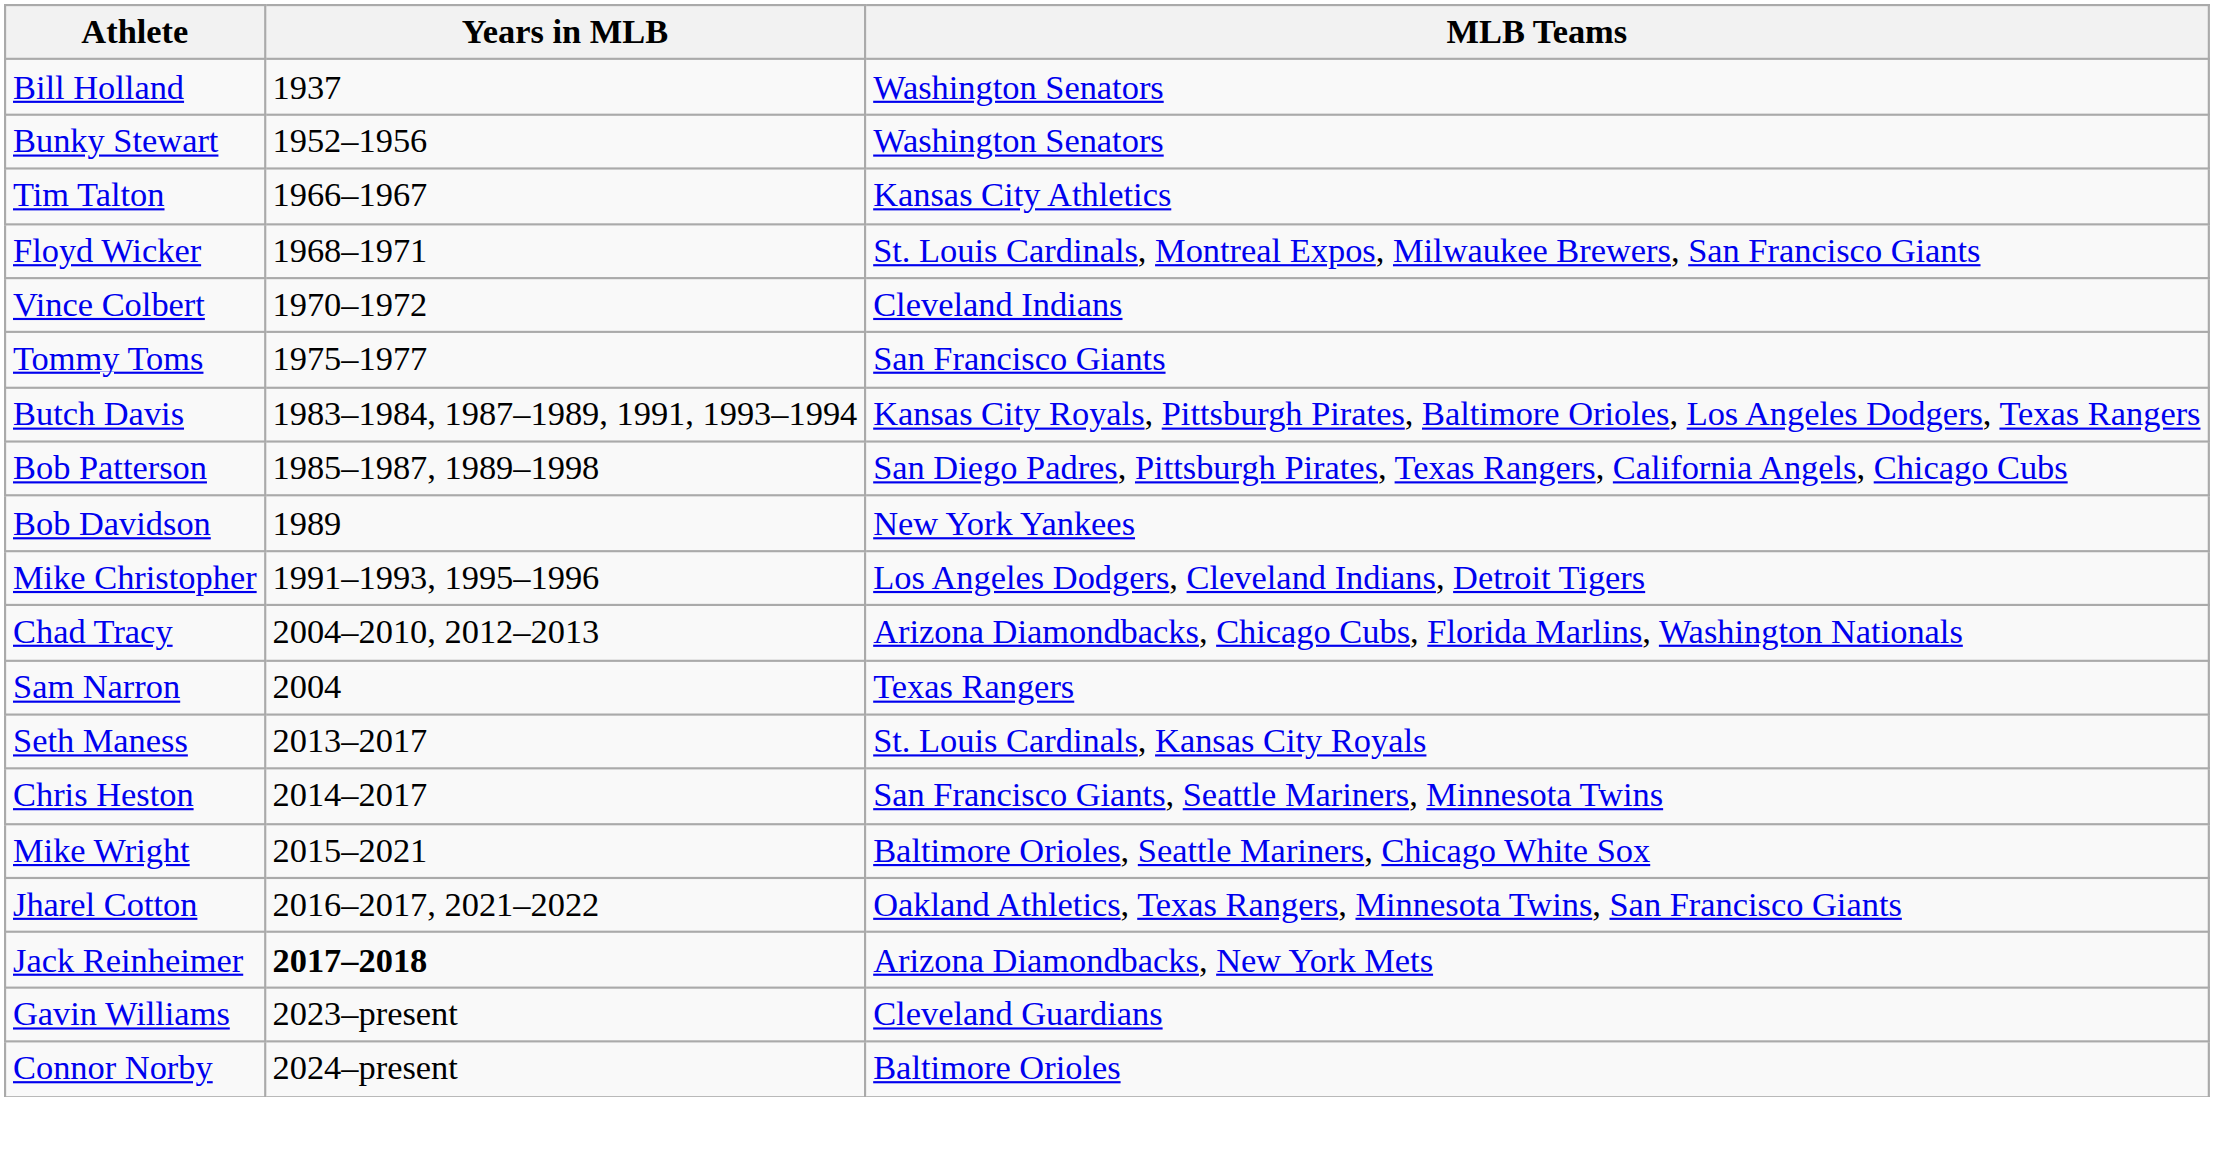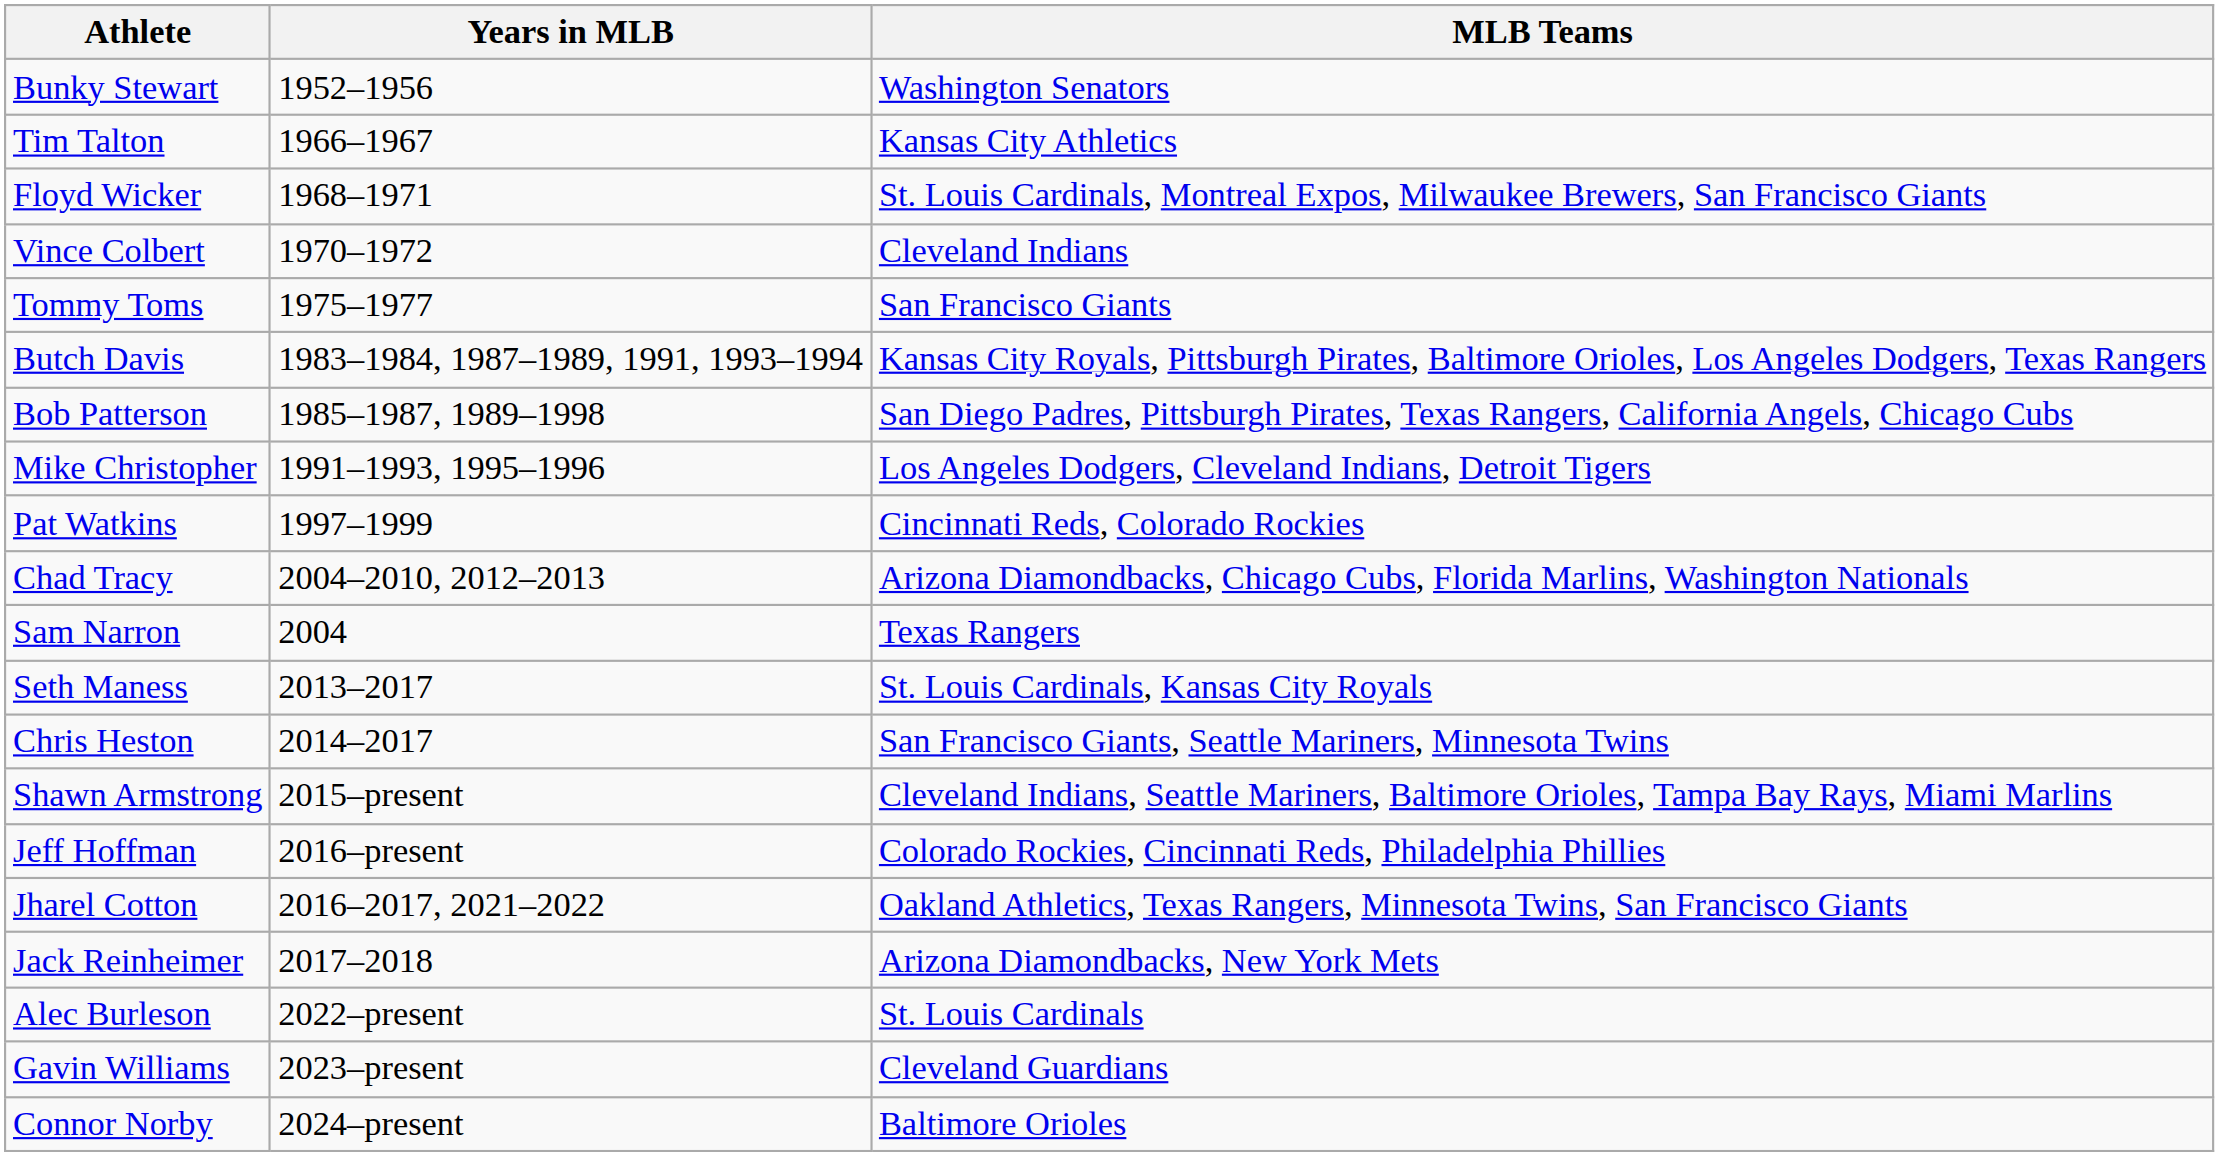- row: (99, 86)
- row: (112, 522)
+ row: (95, 522)
- row: (101, 850)
+ row: (138, 795)
+ row: (105, 850)
(350, 959) bold -> (356, 959) normal
+ row: (112, 1013)
